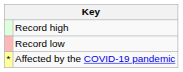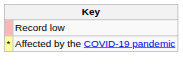- row: (42, 28)
